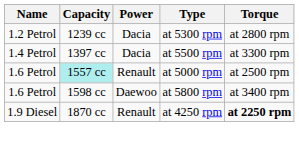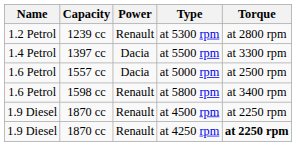(136, 33) Dacia -> (135, 33) Renault
(86, 72) paleturquoise background -> (86, 72) no background
(136, 72) Renault -> (135, 72) Dacia
(136, 92) Daewoo -> (135, 92) Renault
+ row: (190, 111)
